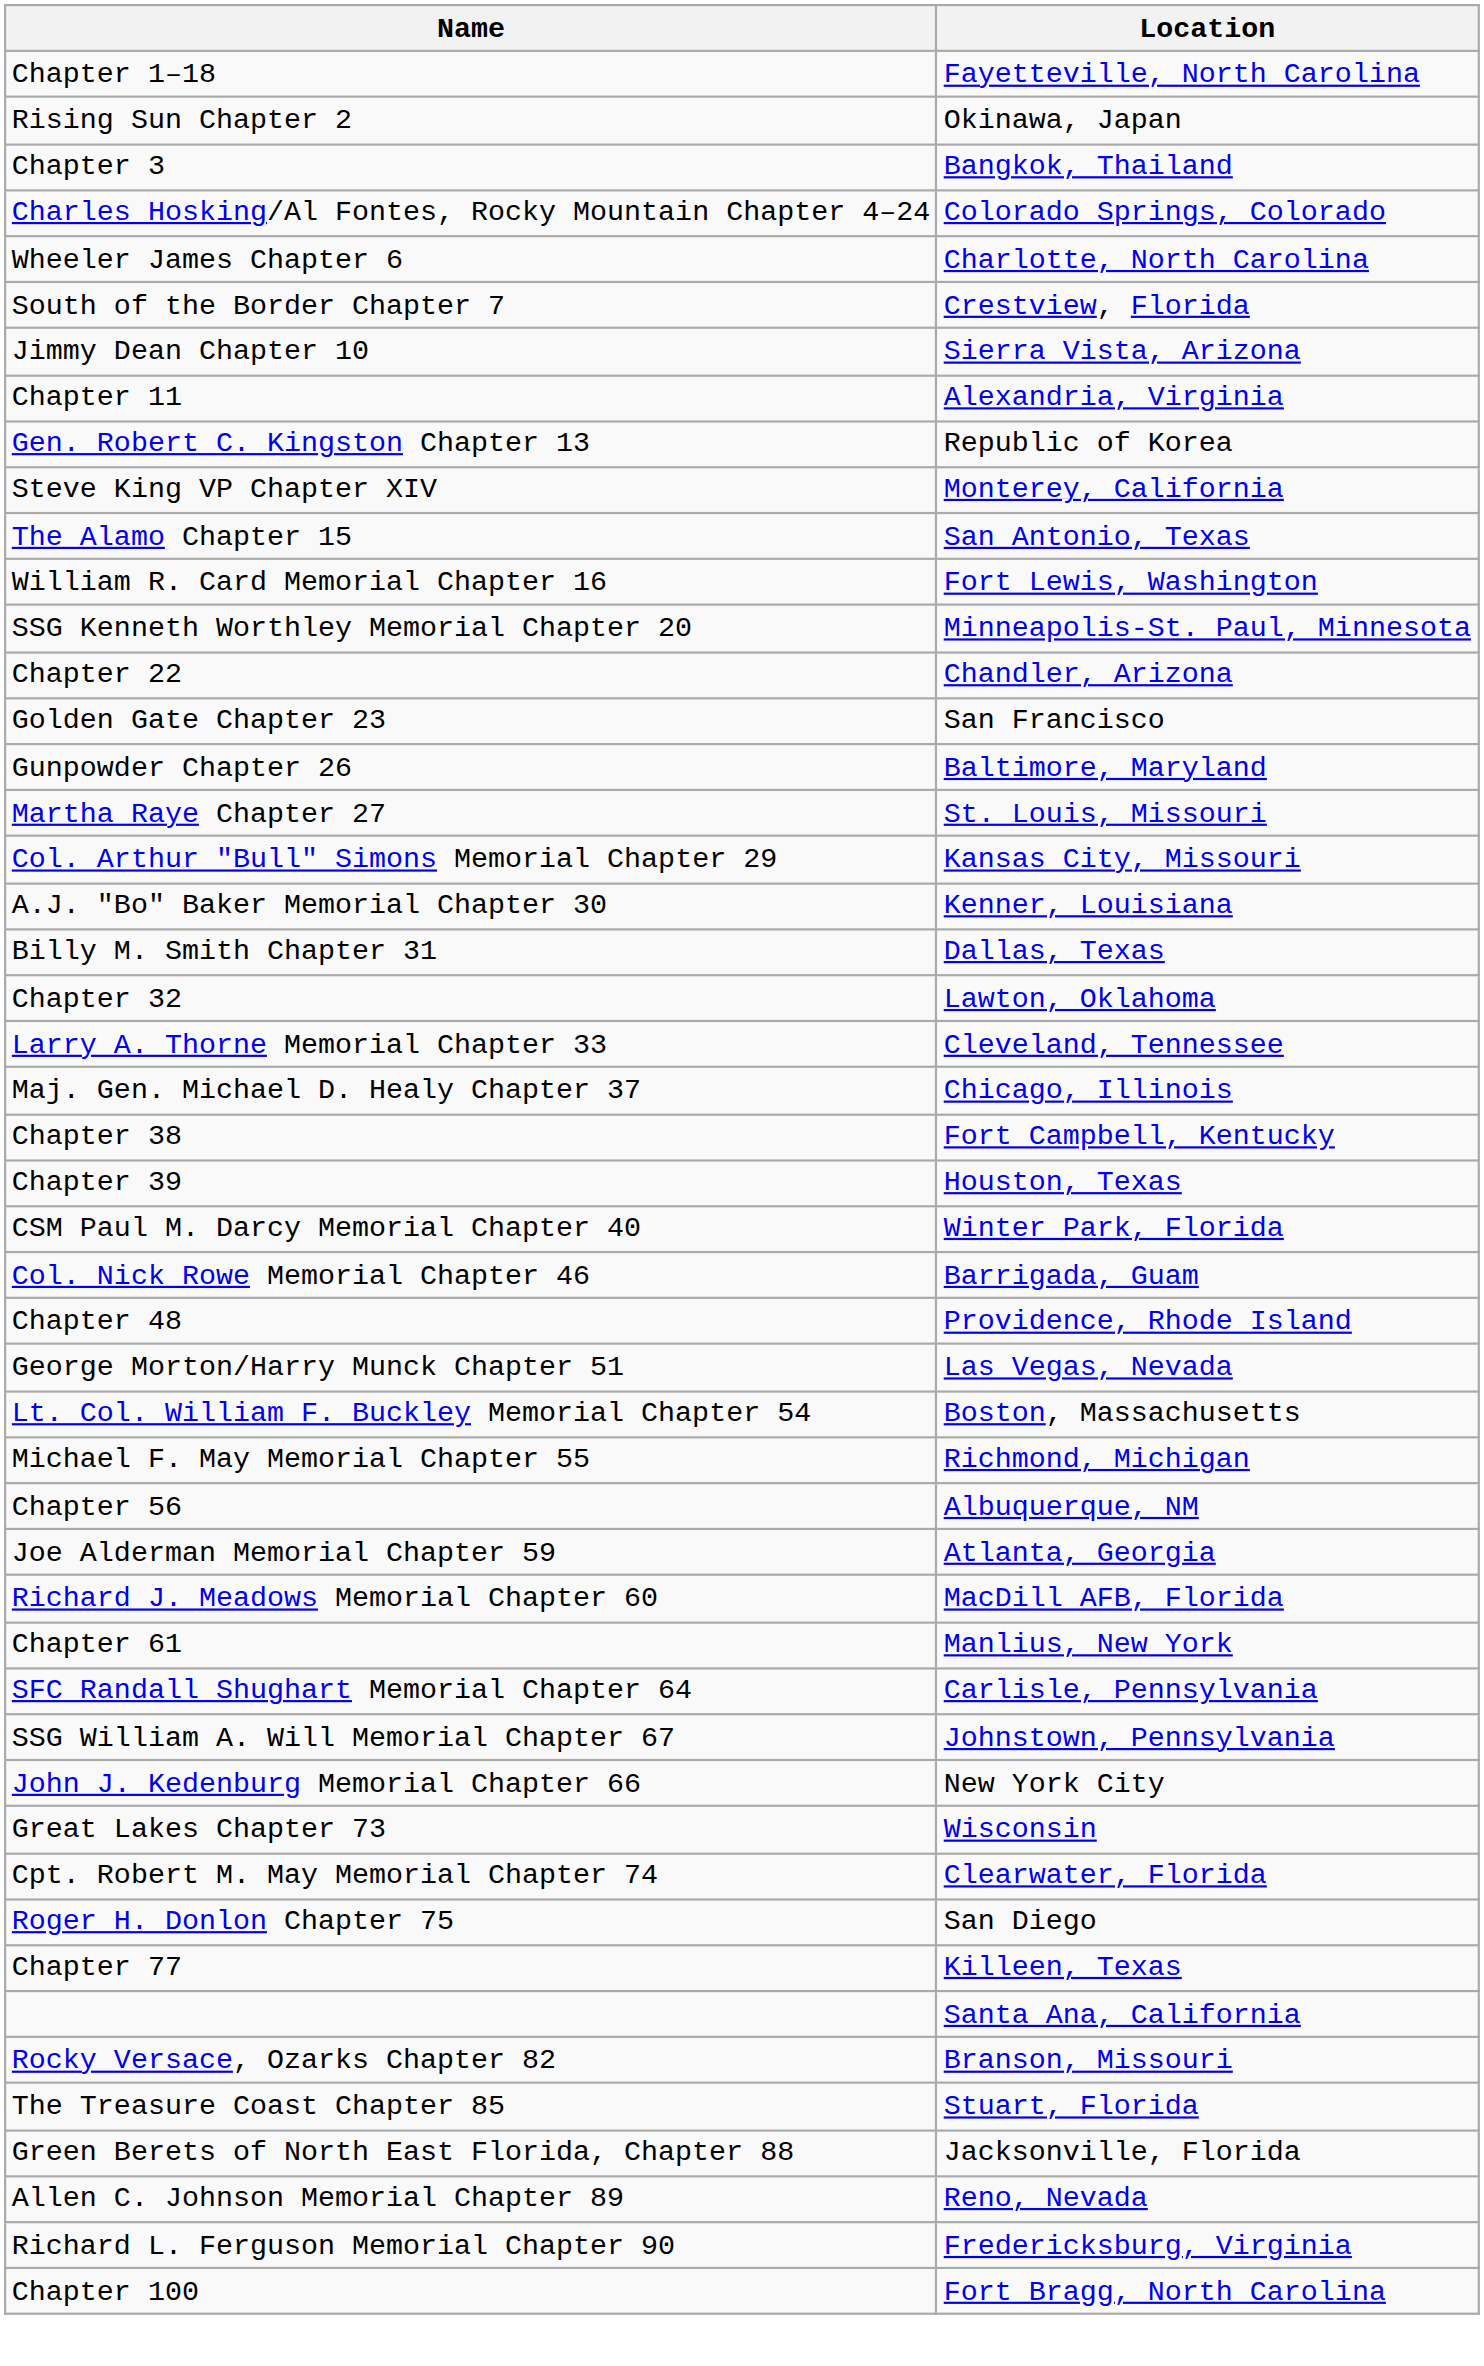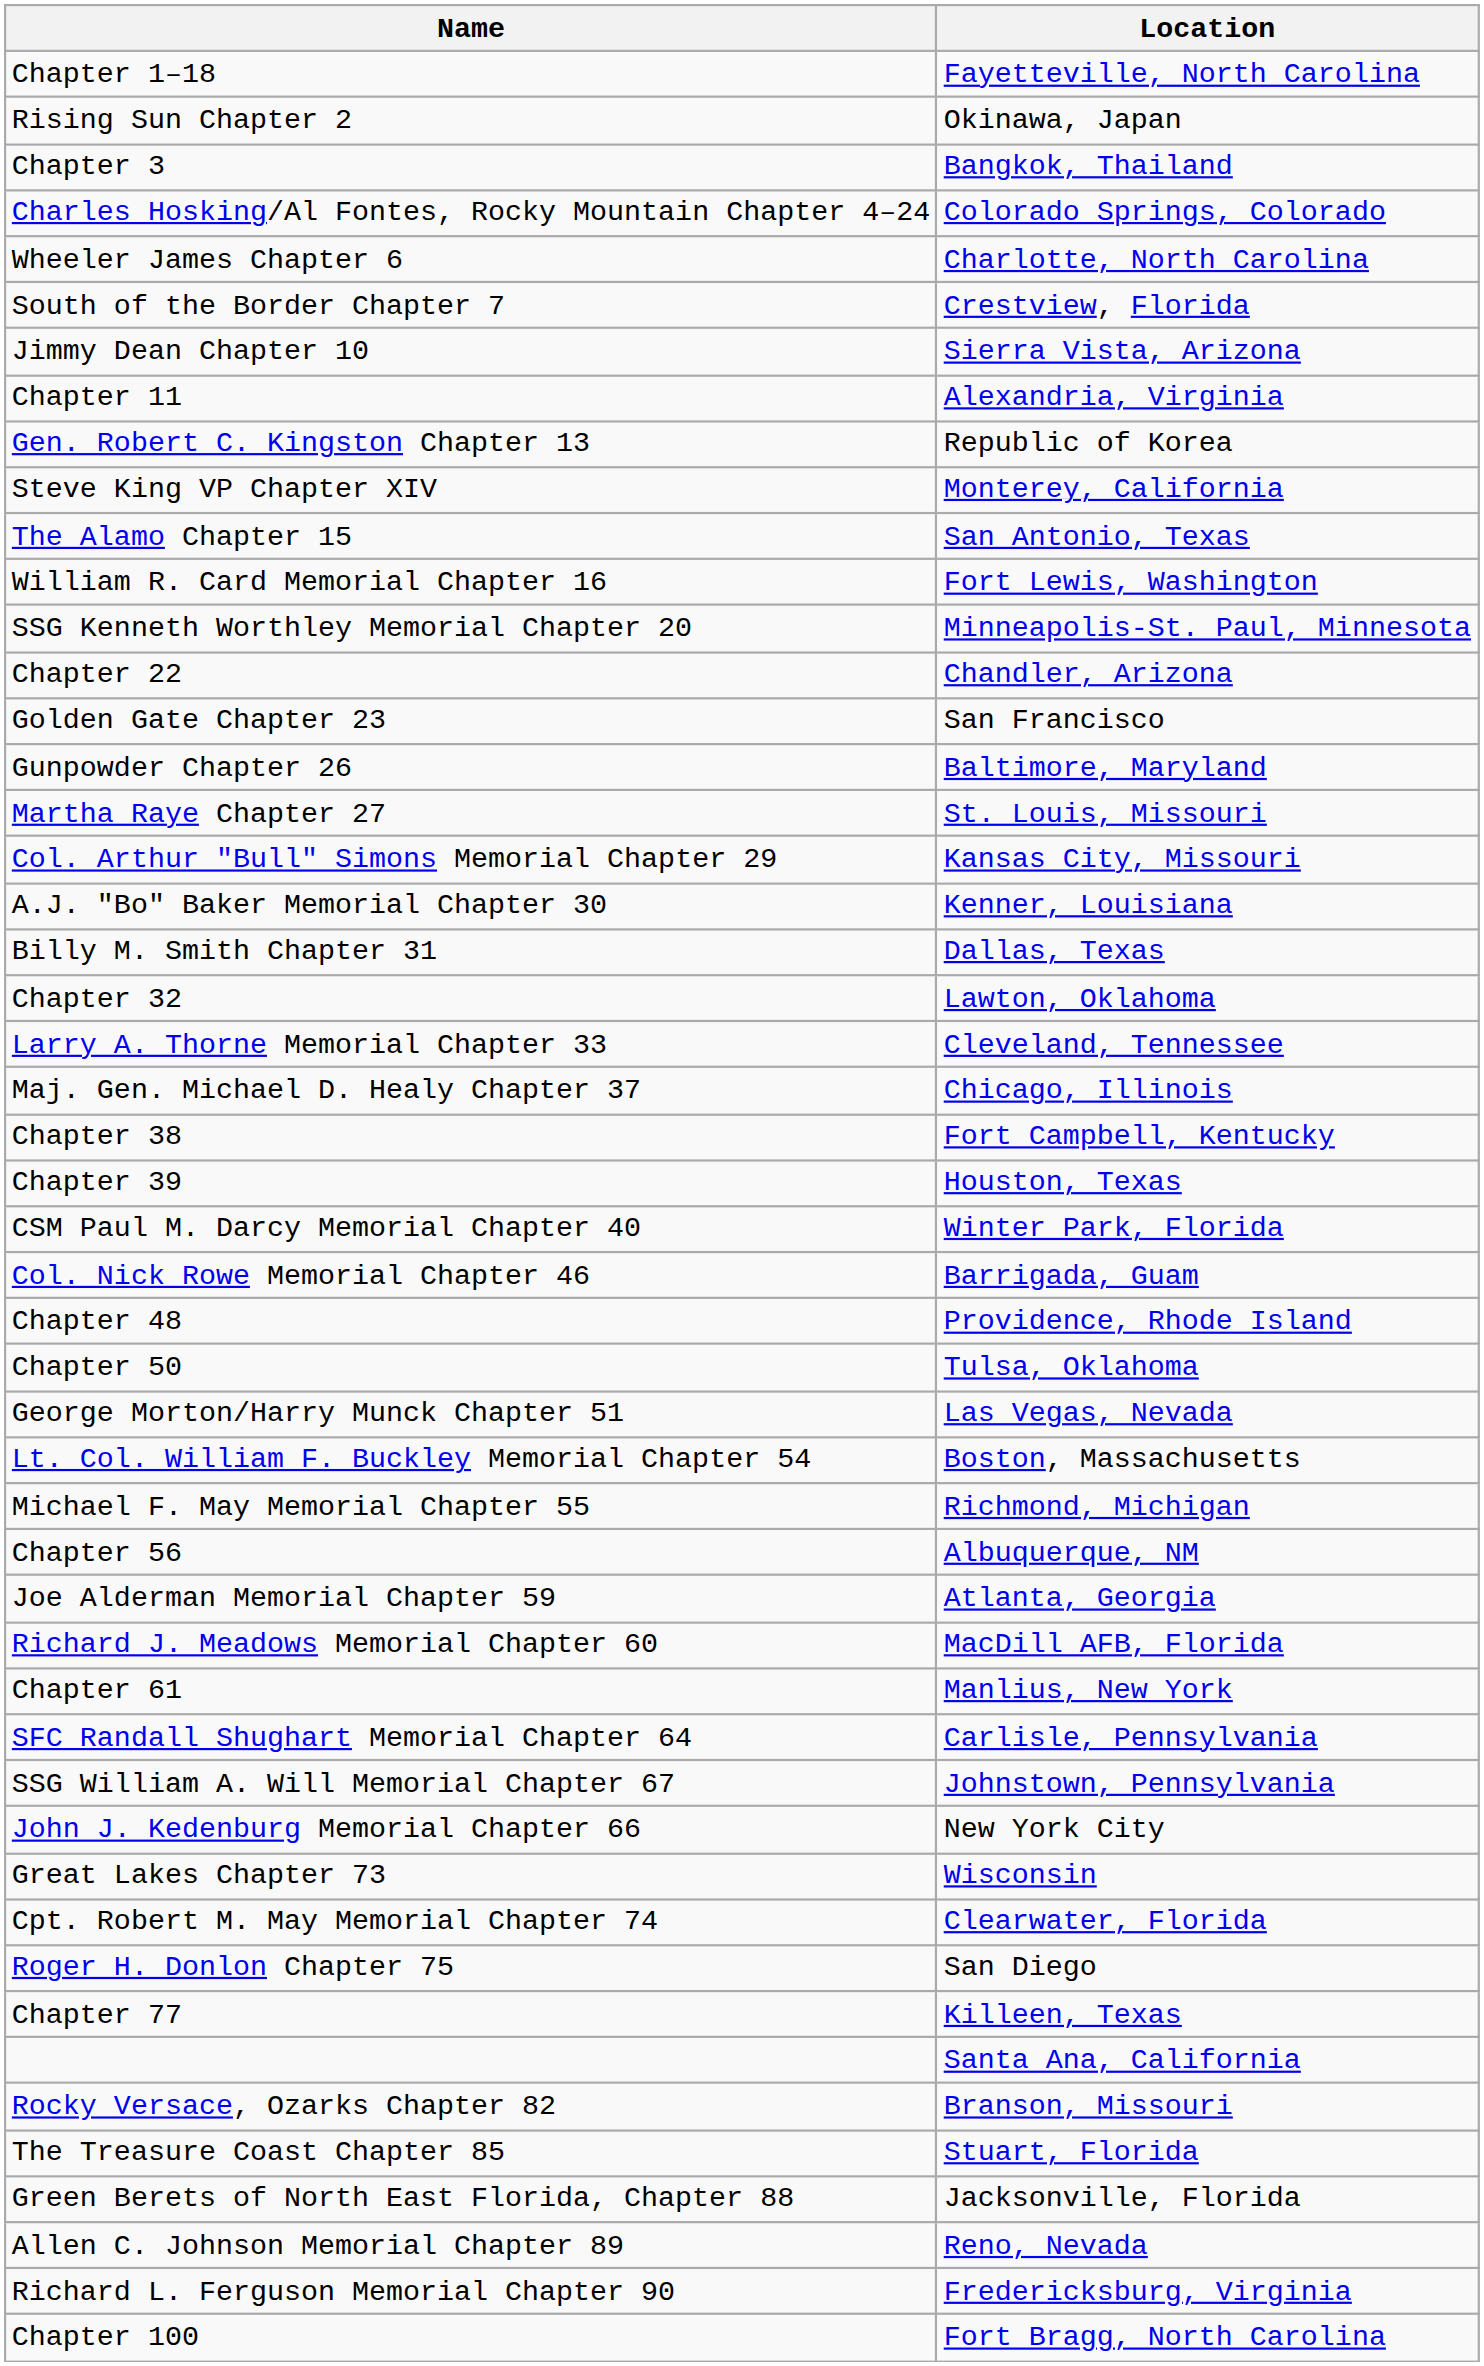+ row: (97, 1368)
